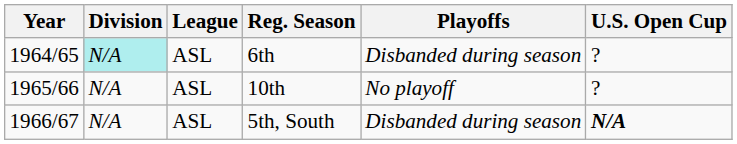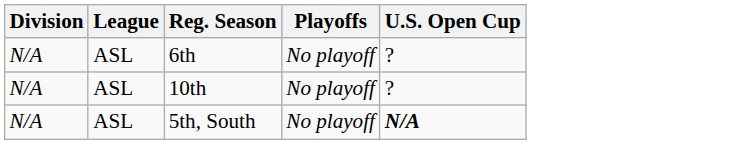- column: (44, 21)
(105, 54) paleturquoise background -> (26, 54) no background
(473, 54) Disbanded during season -> (331, 54) No playoff
(473, 121) Disbanded during season -> (331, 121) No playoff
